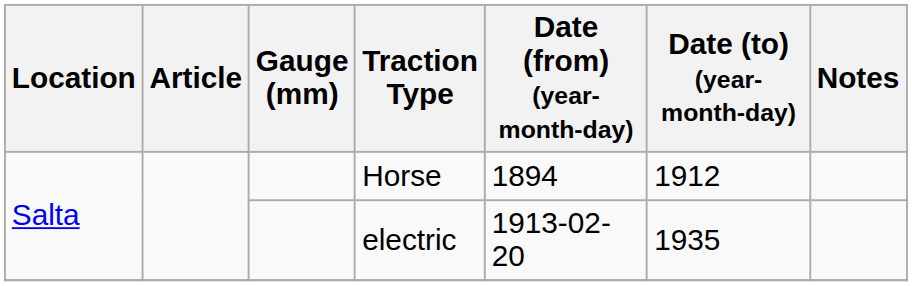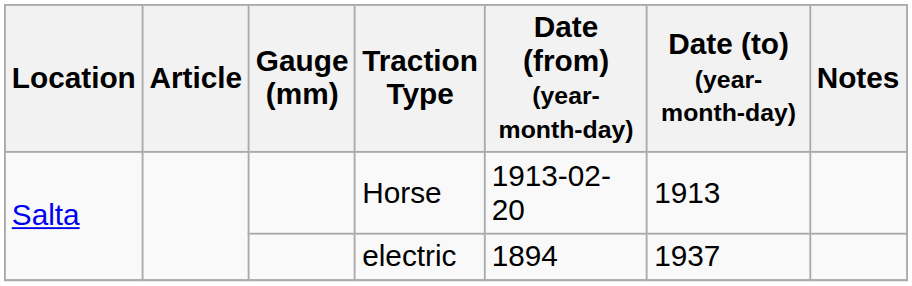(525, 175) 1894 -> (551, 192) 1913-02-20
(687, 175) 1912 -> (687, 192) 1913
(551, 239) 1913-02-20 -> (525, 256) 1894
(687, 239) 1935 -> (687, 256) 1937
